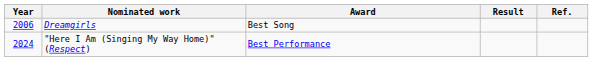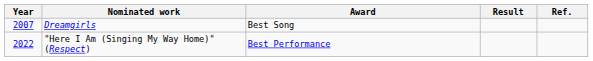(23, 25) 2006 -> (23, 25) 2007
(23, 44) 2024 -> (23, 44) 2022
